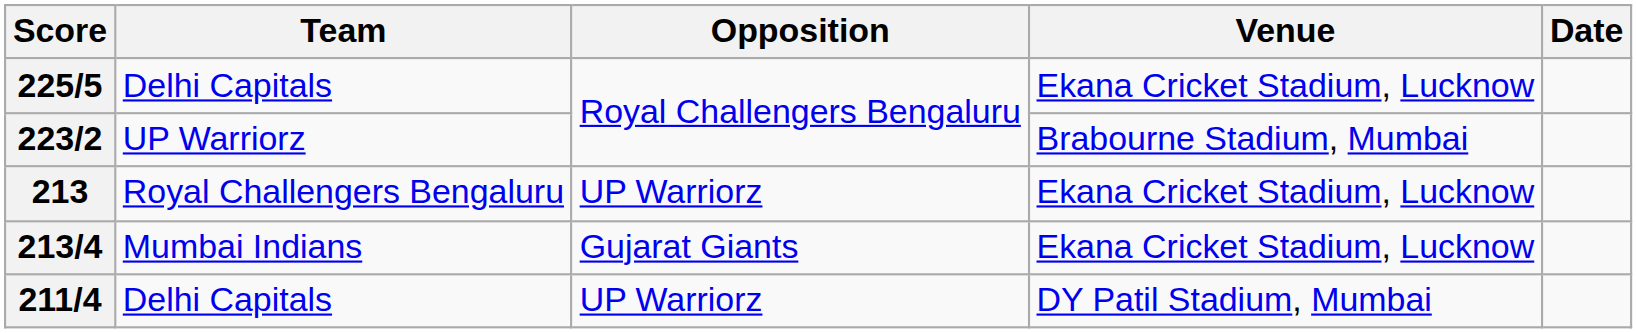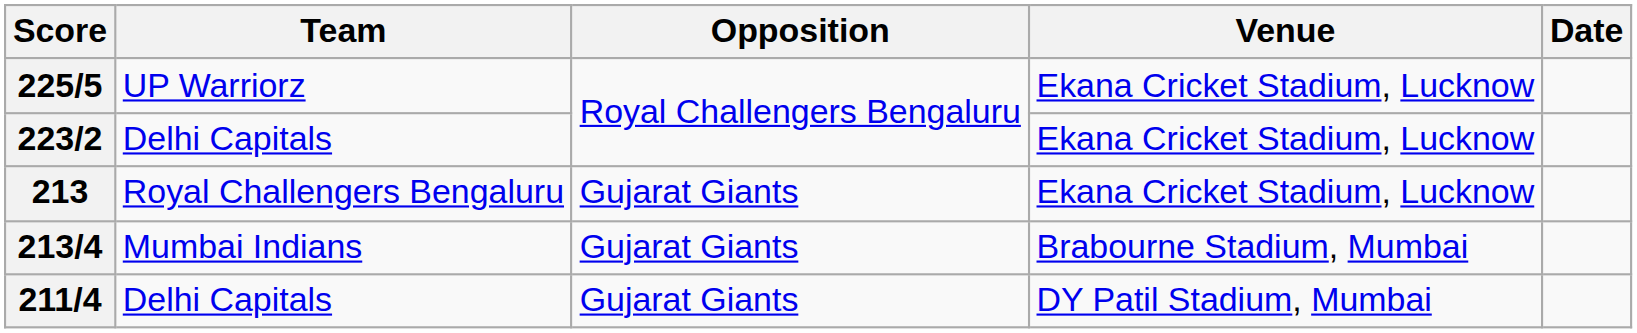(227, 85) Delhi Capitals -> (214, 85) UP Warriorz
(214, 138) UP Warriorz -> (227, 138) Delhi Capitals
(1252, 138) Brabourne Stadium, Mumbai -> (1285, 138) Ekana Cricket Stadium, Lucknow
(671, 192) UP Warriorz -> (689, 192) Gujarat Giants
(1285, 246) Ekana Cricket Stadium, Lucknow -> (1252, 246) Brabourne Stadium, Mumbai
(671, 300) UP Warriorz -> (689, 300) Gujarat Giants
